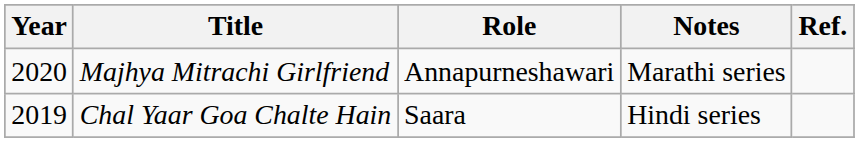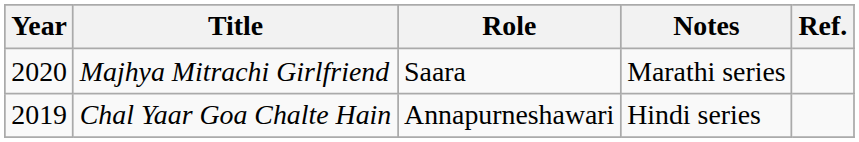(509, 70) Annapurneshawari -> (435, 70) Saara
(435, 114) Saara -> (509, 114) Annapurneshawari
